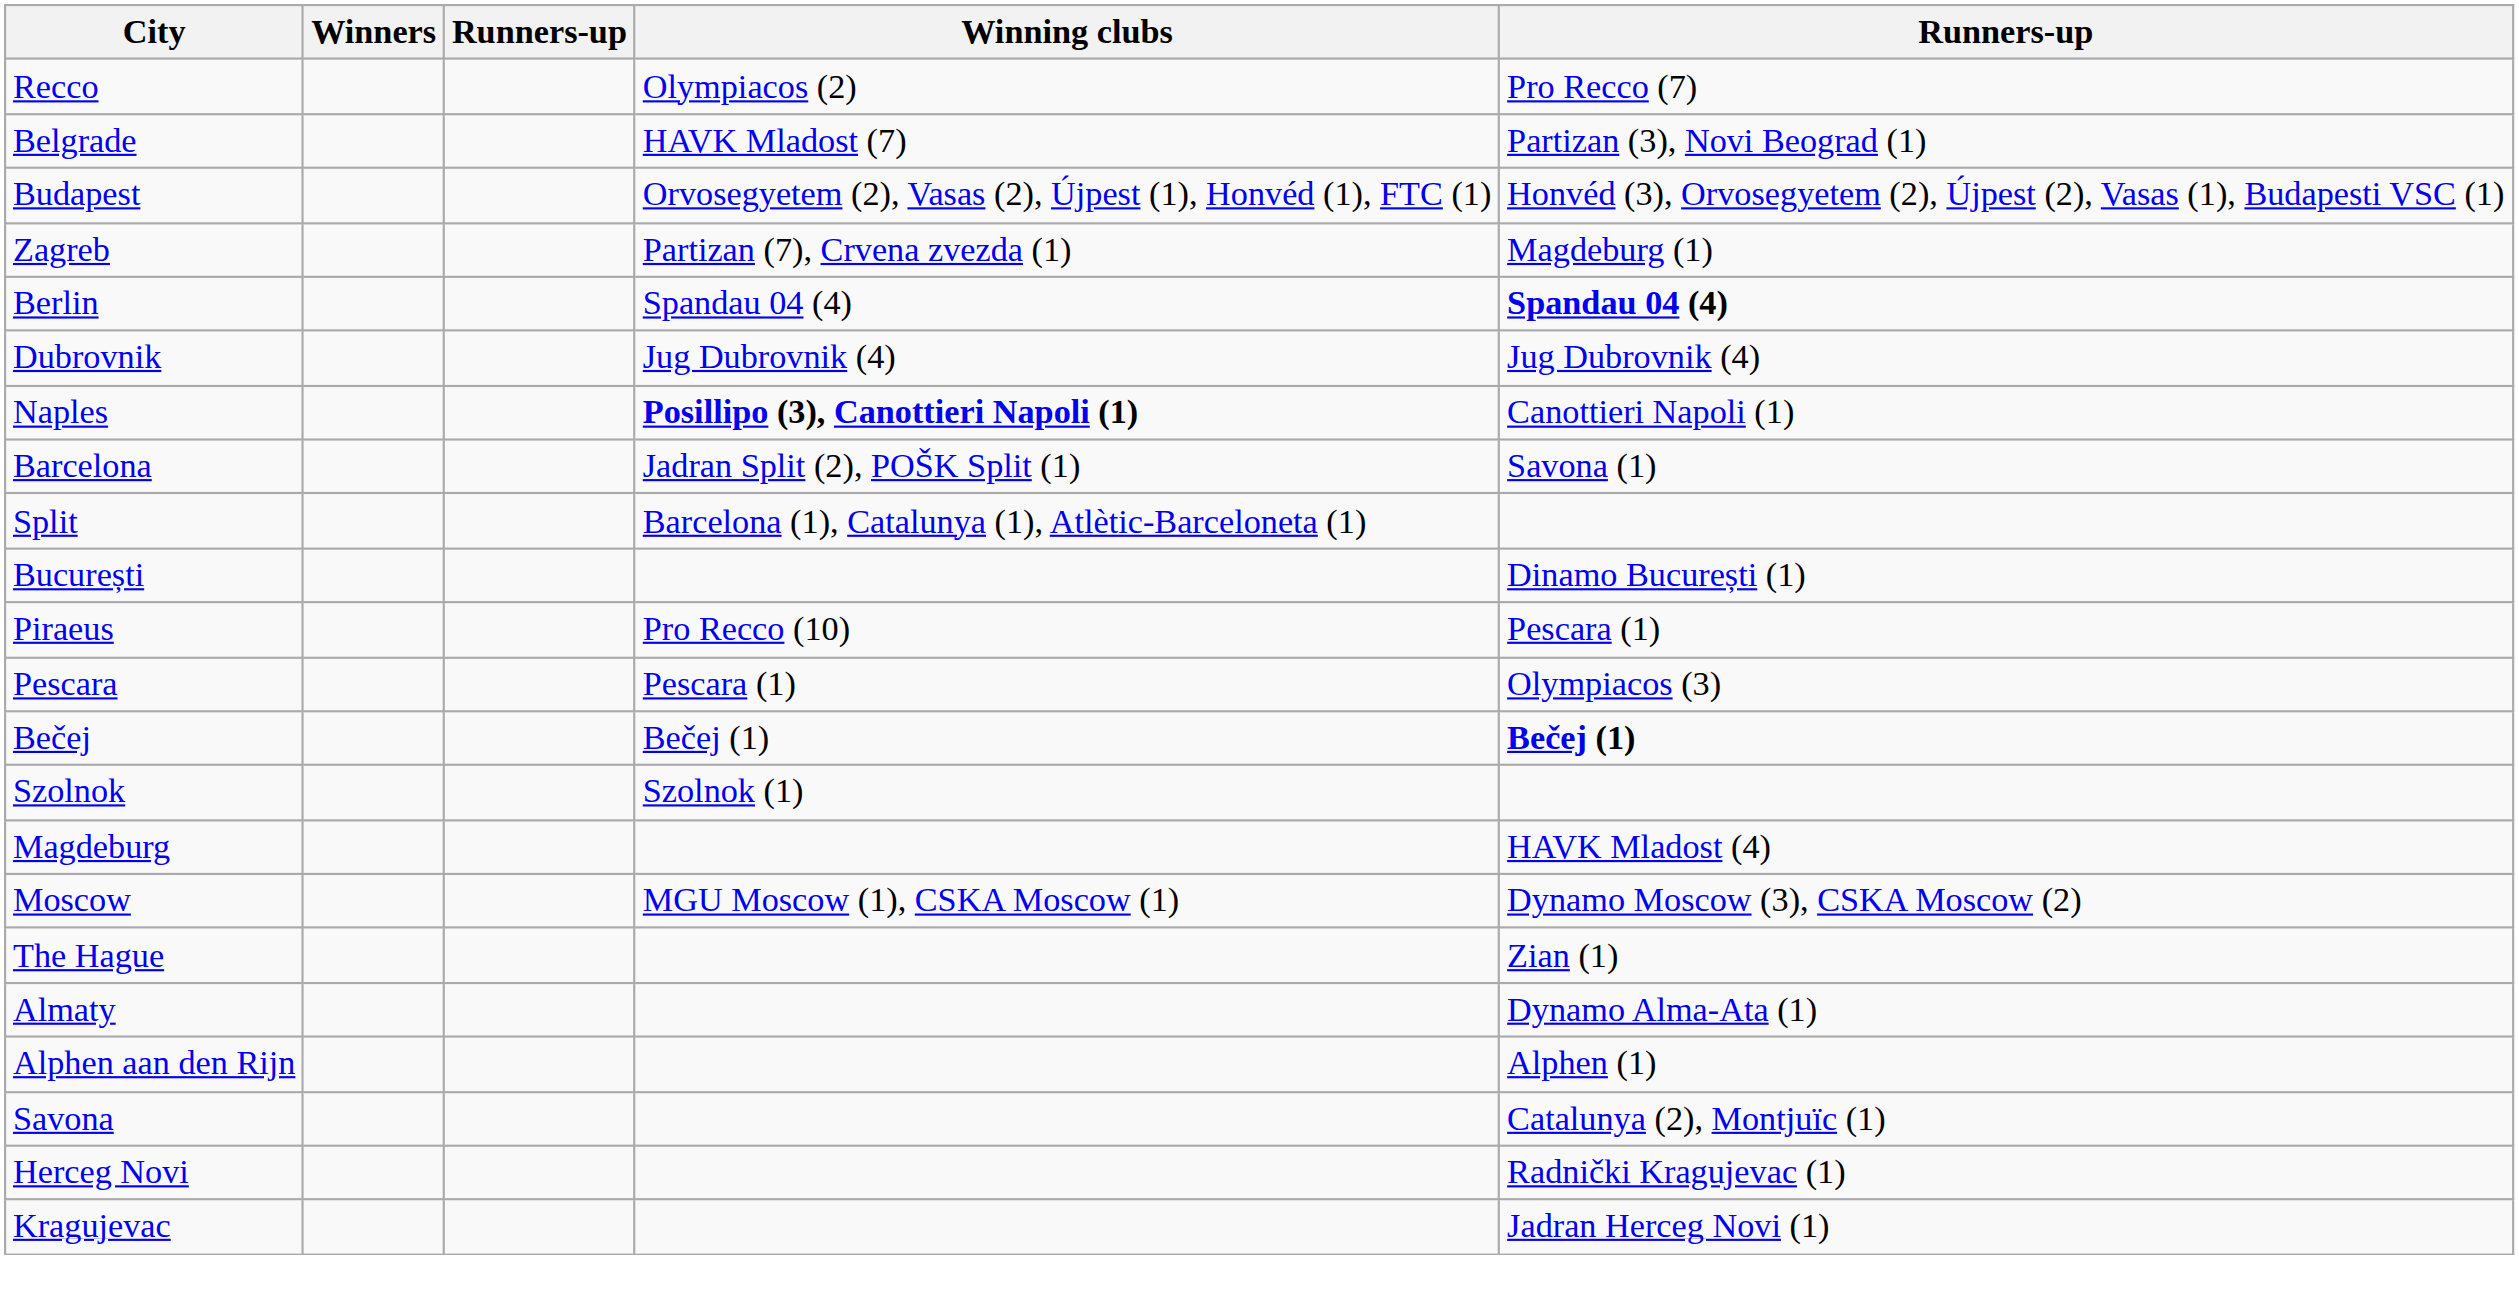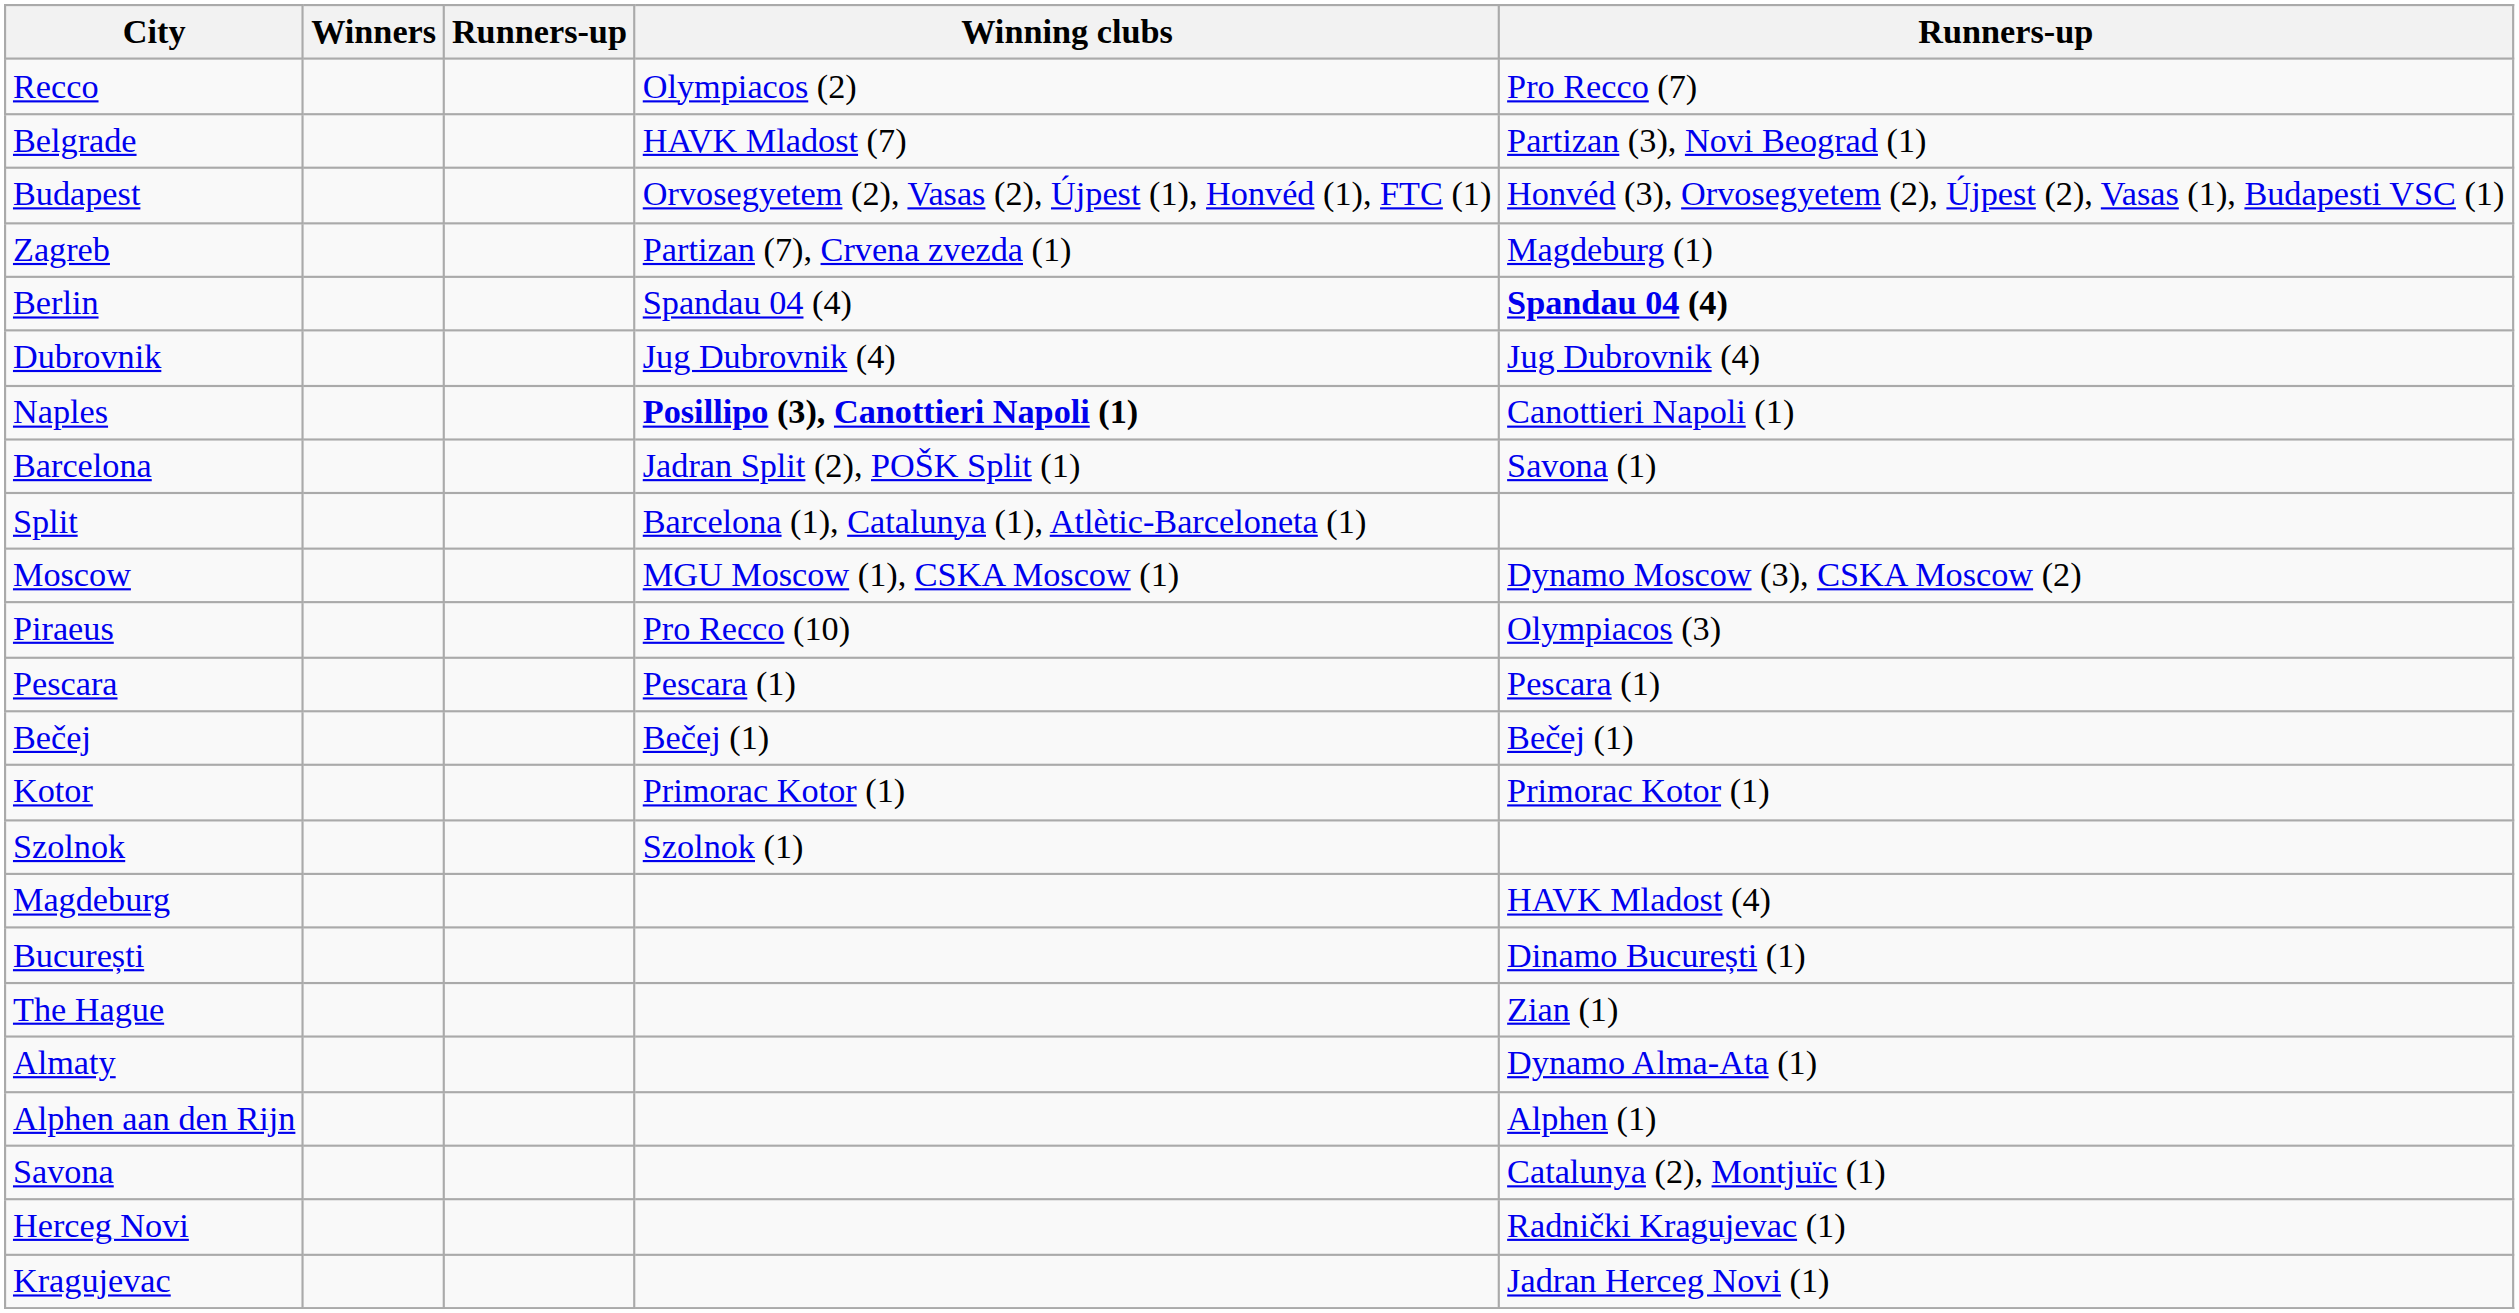rows swapped: (72, 900) <-> (79, 574)
(1584, 628) Pescara (1) -> (1614, 628) Olympiacos (3)
(1614, 683) Olympiacos (3) -> (1584, 683) Pescara (1)
(1571, 737) bold -> (1570, 737) normal
+ row: (53, 791)
